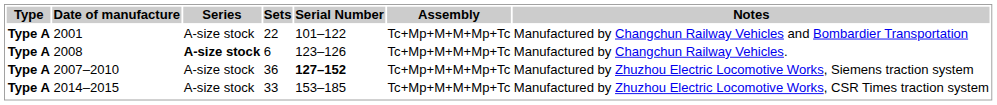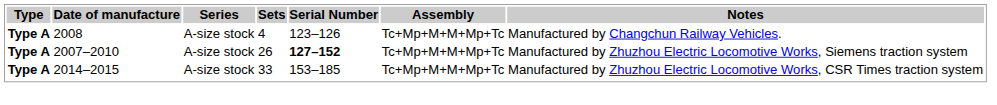- row: (68, 33)
(222, 51) bold -> (219, 33) normal
(267, 51) 6 -> (262, 33) 4
(271, 70) 36 -> (265, 51) 26
